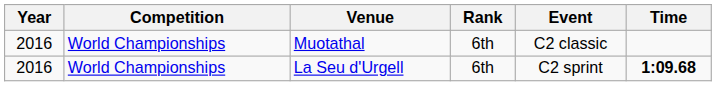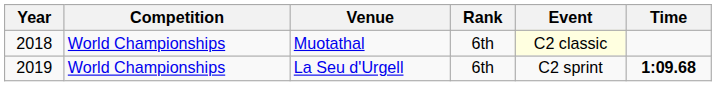(34, 43) 2016 -> (34, 43) 2018
(571, 43) no background -> (571, 43) lightyellow background
(34, 69) 2016 -> (34, 69) 2019
